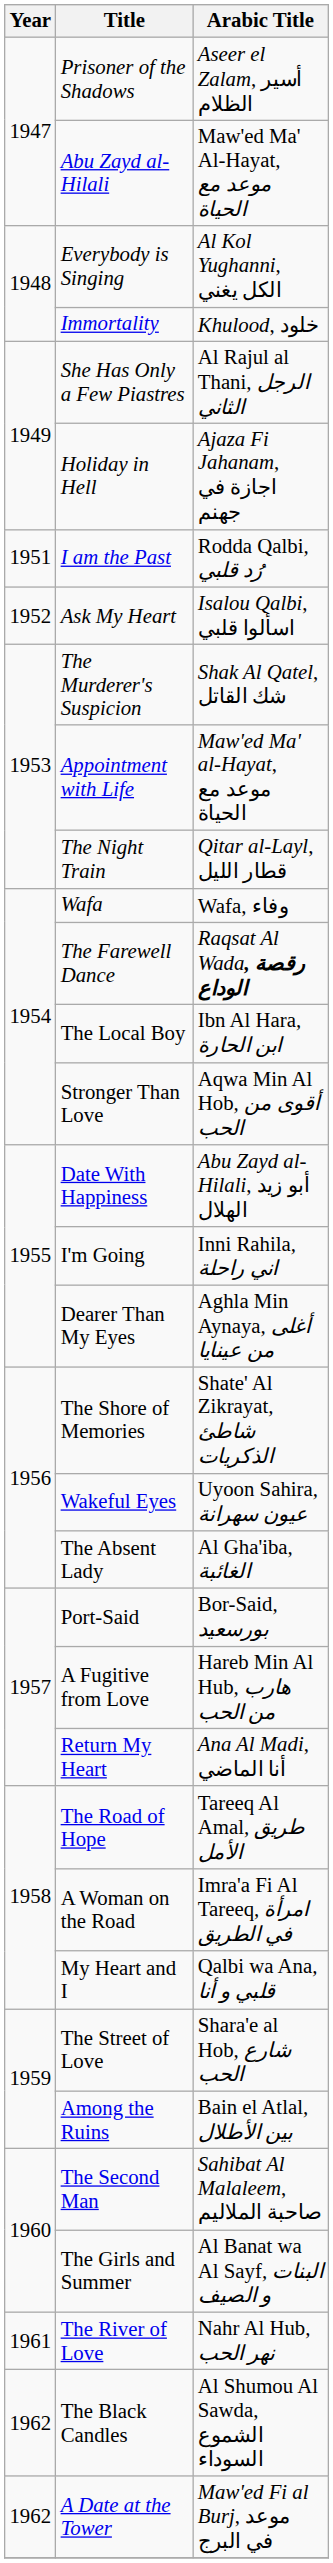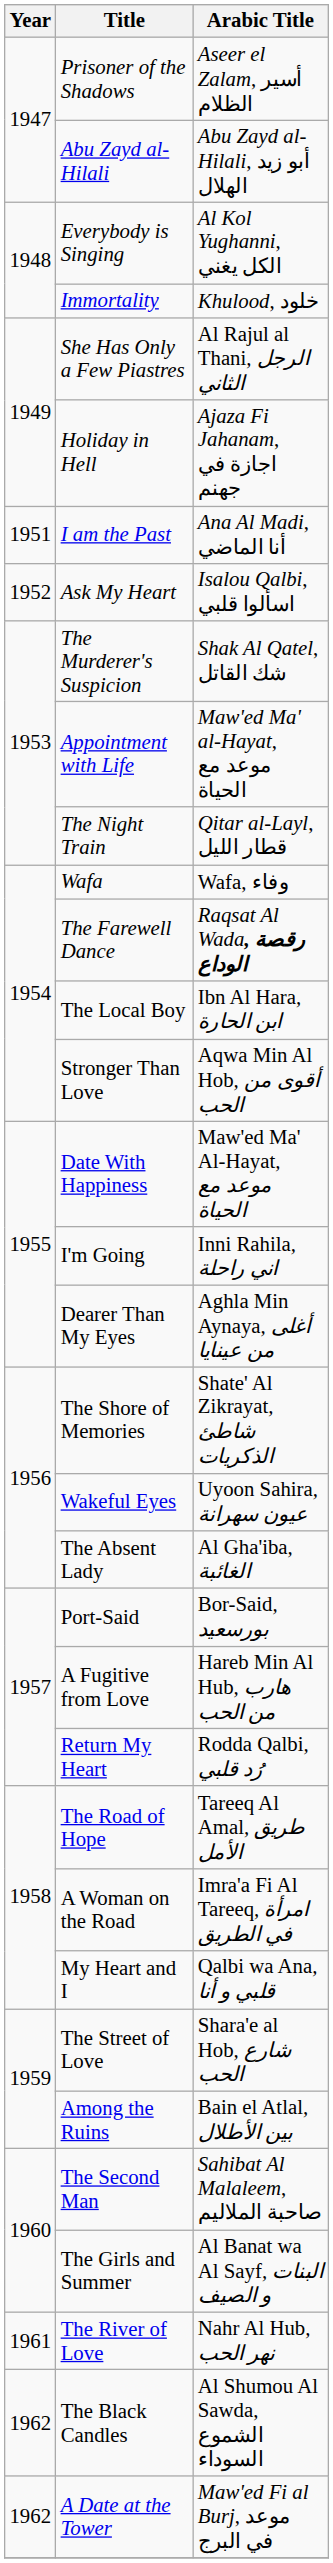(249, 172) Maw'ed Ma' Al-Hayat, موعد مع الحياة -> (253, 161) Abu Zayd al-Hilali, أبو زيد الهلال
(253, 558) Rodda Qalbi, رُد قلبي -> (253, 534) Ana Al Madi, أنا الماضي
(253, 1185) Abu Zayd al-Hilali, أبو زيد الهلال -> (249, 1174) Maw'ed Ma' Al-Hayat, موعد مع الحياة
(253, 1757) Ana Al Madi, أنا الماضي -> (253, 1757) Rodda Qalbi, رُد قلبي
